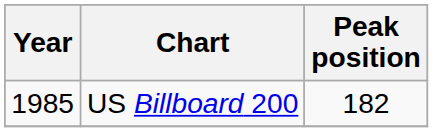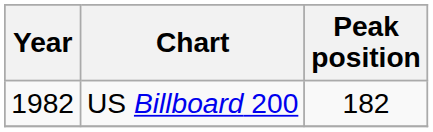(43, 103) 1985 -> (43, 103) 1982
